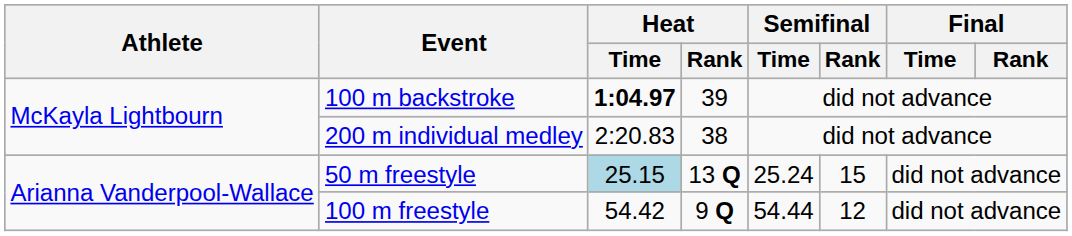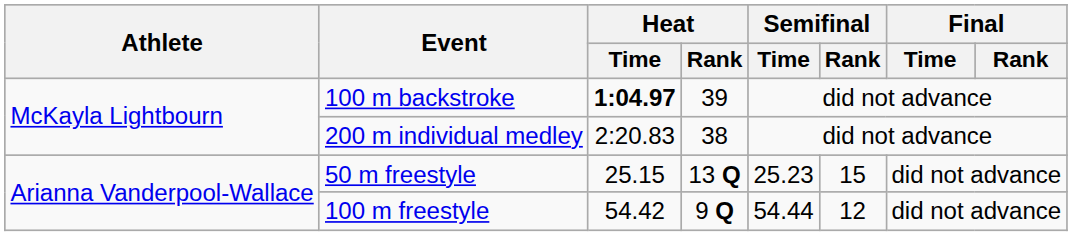(635, 174) lightblue background -> (635, 174) no background
(784, 174) 25.24 -> (784, 174) 25.23
